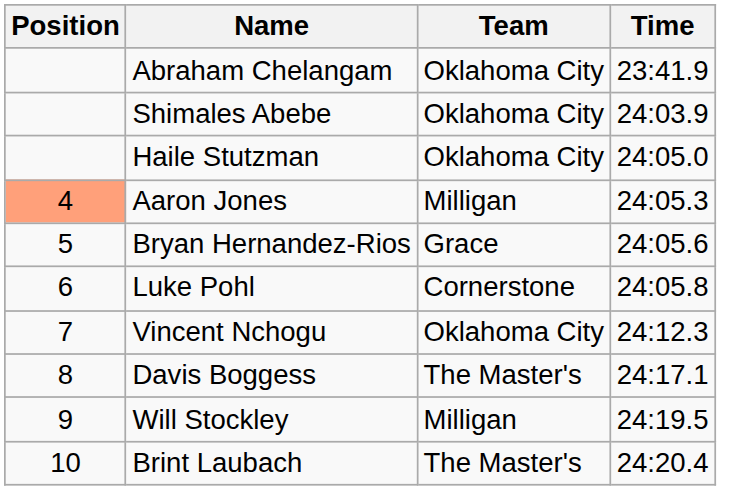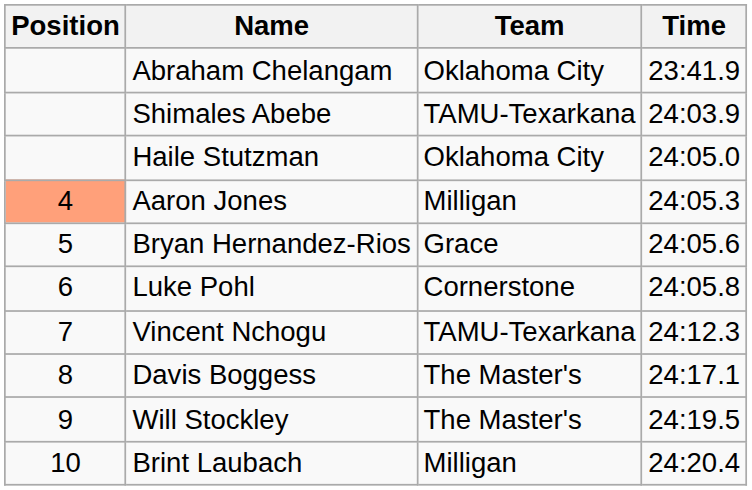(514, 113) Oklahoma City -> (530, 113) TAMU-Texarkana
(514, 331) Oklahoma City -> (530, 331) TAMU-Texarkana
(470, 419) Milligan -> (503, 419) The Master's
(503, 462) The Master's -> (470, 462) Milligan
